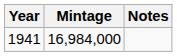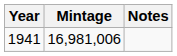(84, 39) 16,984,000 -> (84, 39) 16,981,006
